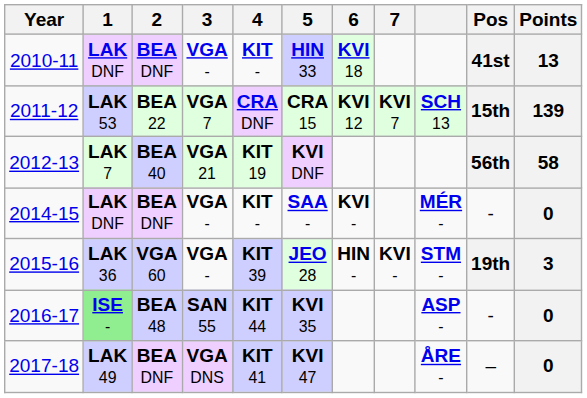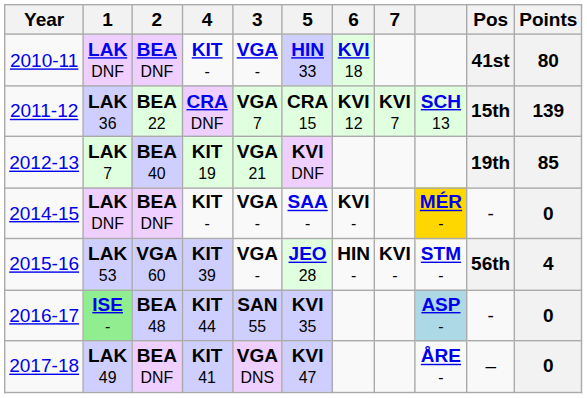columns swapped: (207, 19) <-> (257, 19)
(548, 60) 13 -> (548, 60) 80
(108, 110) LAK 53 -> (108, 110) LAK 36
(491, 162) 56th -> (491, 162) 19th
(548, 162) 58 -> (548, 162) 85
(441, 212) no background -> (441, 212) gold background
(108, 263) LAK 36 -> (108, 263) LAK 53
(491, 264) 19th -> (491, 264) 56th
(548, 264) 3 -> (548, 264) 4
(441, 314) no background -> (441, 314) lightblue background
